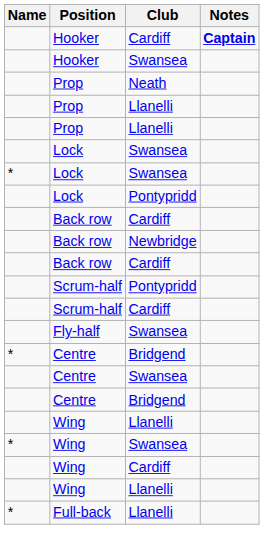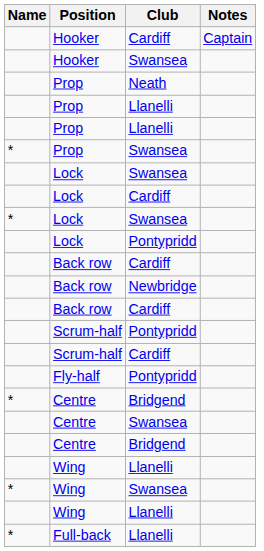(229, 38) bold -> (228, 38) normal
+ row: (68, 151)
+ row: (68, 196)
+ row: (76, 377)
- row: (76, 331)
- row: (69, 467)
